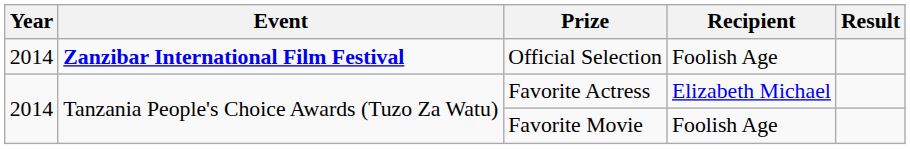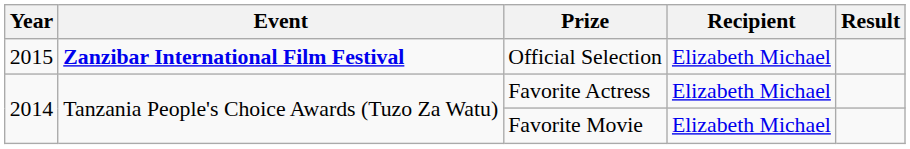(31, 56) 2014 -> (31, 56) 2015
(725, 56) Foolish Age -> (751, 56) Elizabeth Michael
(725, 125) Foolish Age -> (751, 125) Elizabeth Michael
